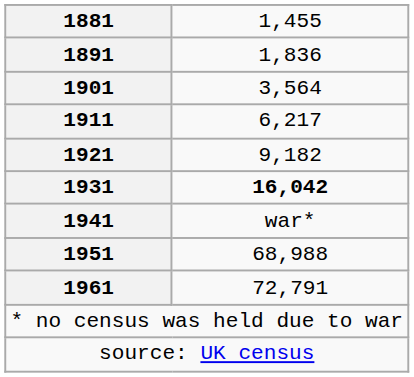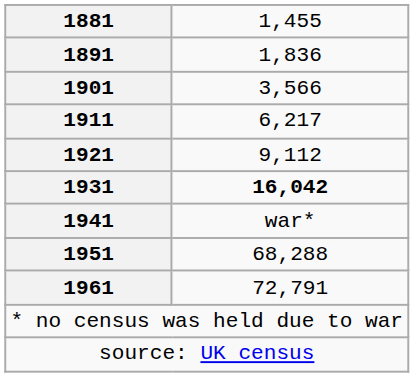(290, 88) 3,564 -> (290, 88) 3,566
(290, 155) 9,182 -> (290, 155) 9,112
(290, 254) 68,988 -> (290, 254) 68,288
